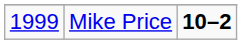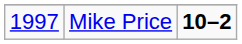(34, 22) 1999 -> (34, 22) 1997
